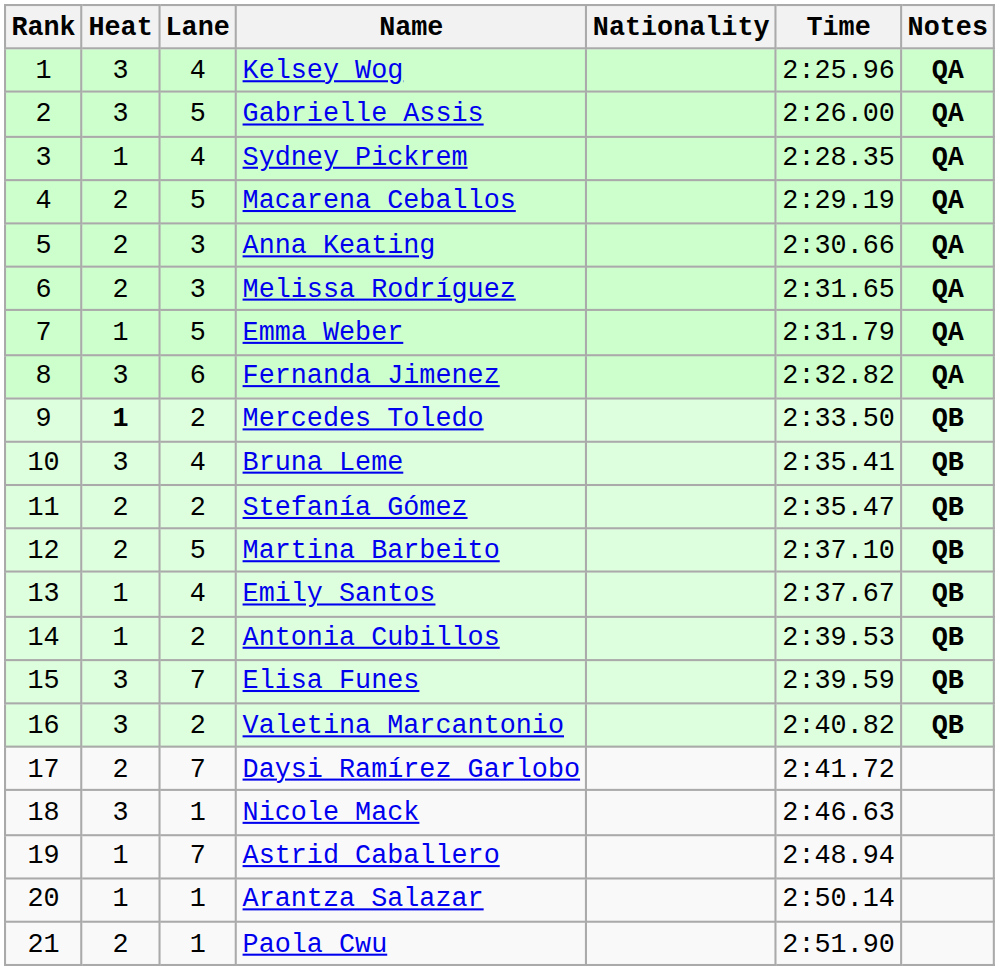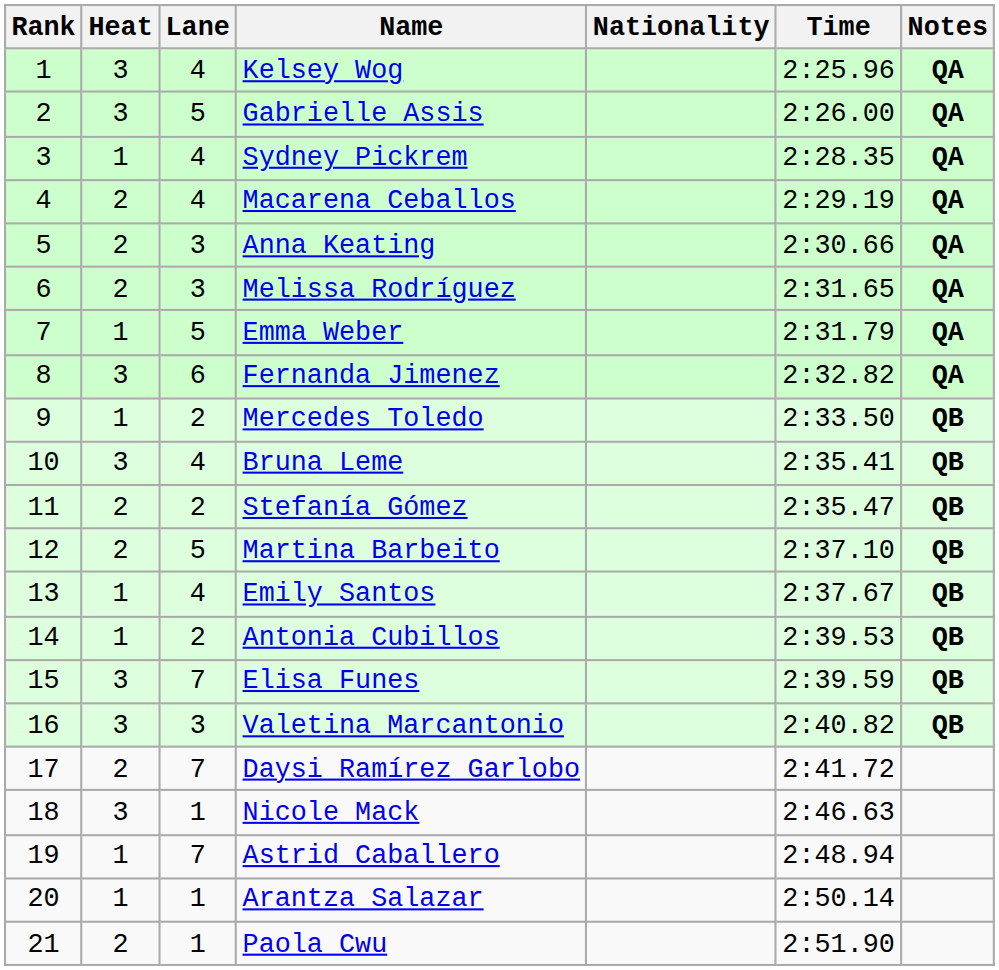(198, 201) 5 -> (198, 201) 4
(121, 420) bold -> (121, 420) normal
(198, 725) 2 -> (198, 725) 3
